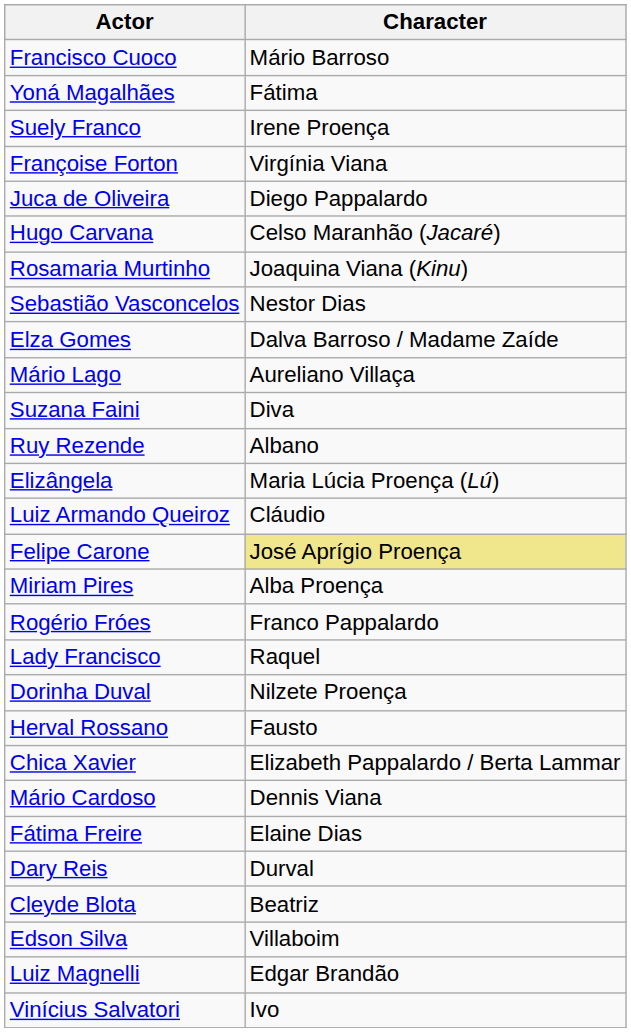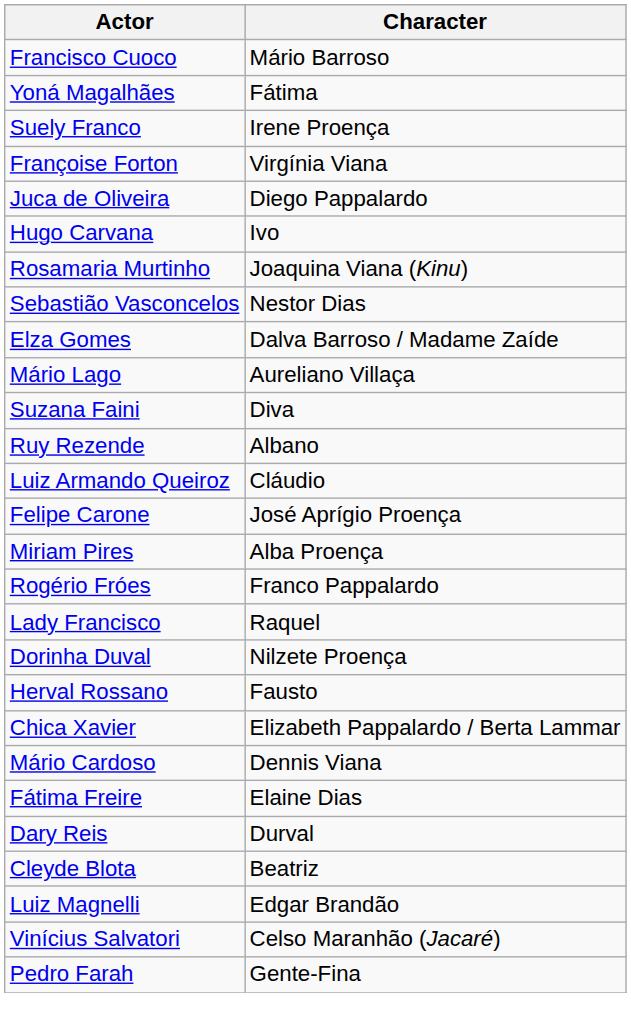(375, 233) Celso Maranhão (Jacaré) -> (264, 233) Ivo
- row: (61, 480)
(355, 551) khaki background -> (355, 515) no background
- row: (69, 939)
(264, 1009) Ivo -> (375, 939) Celso Maranhão (Jacaré)
+ row: (72, 974)
